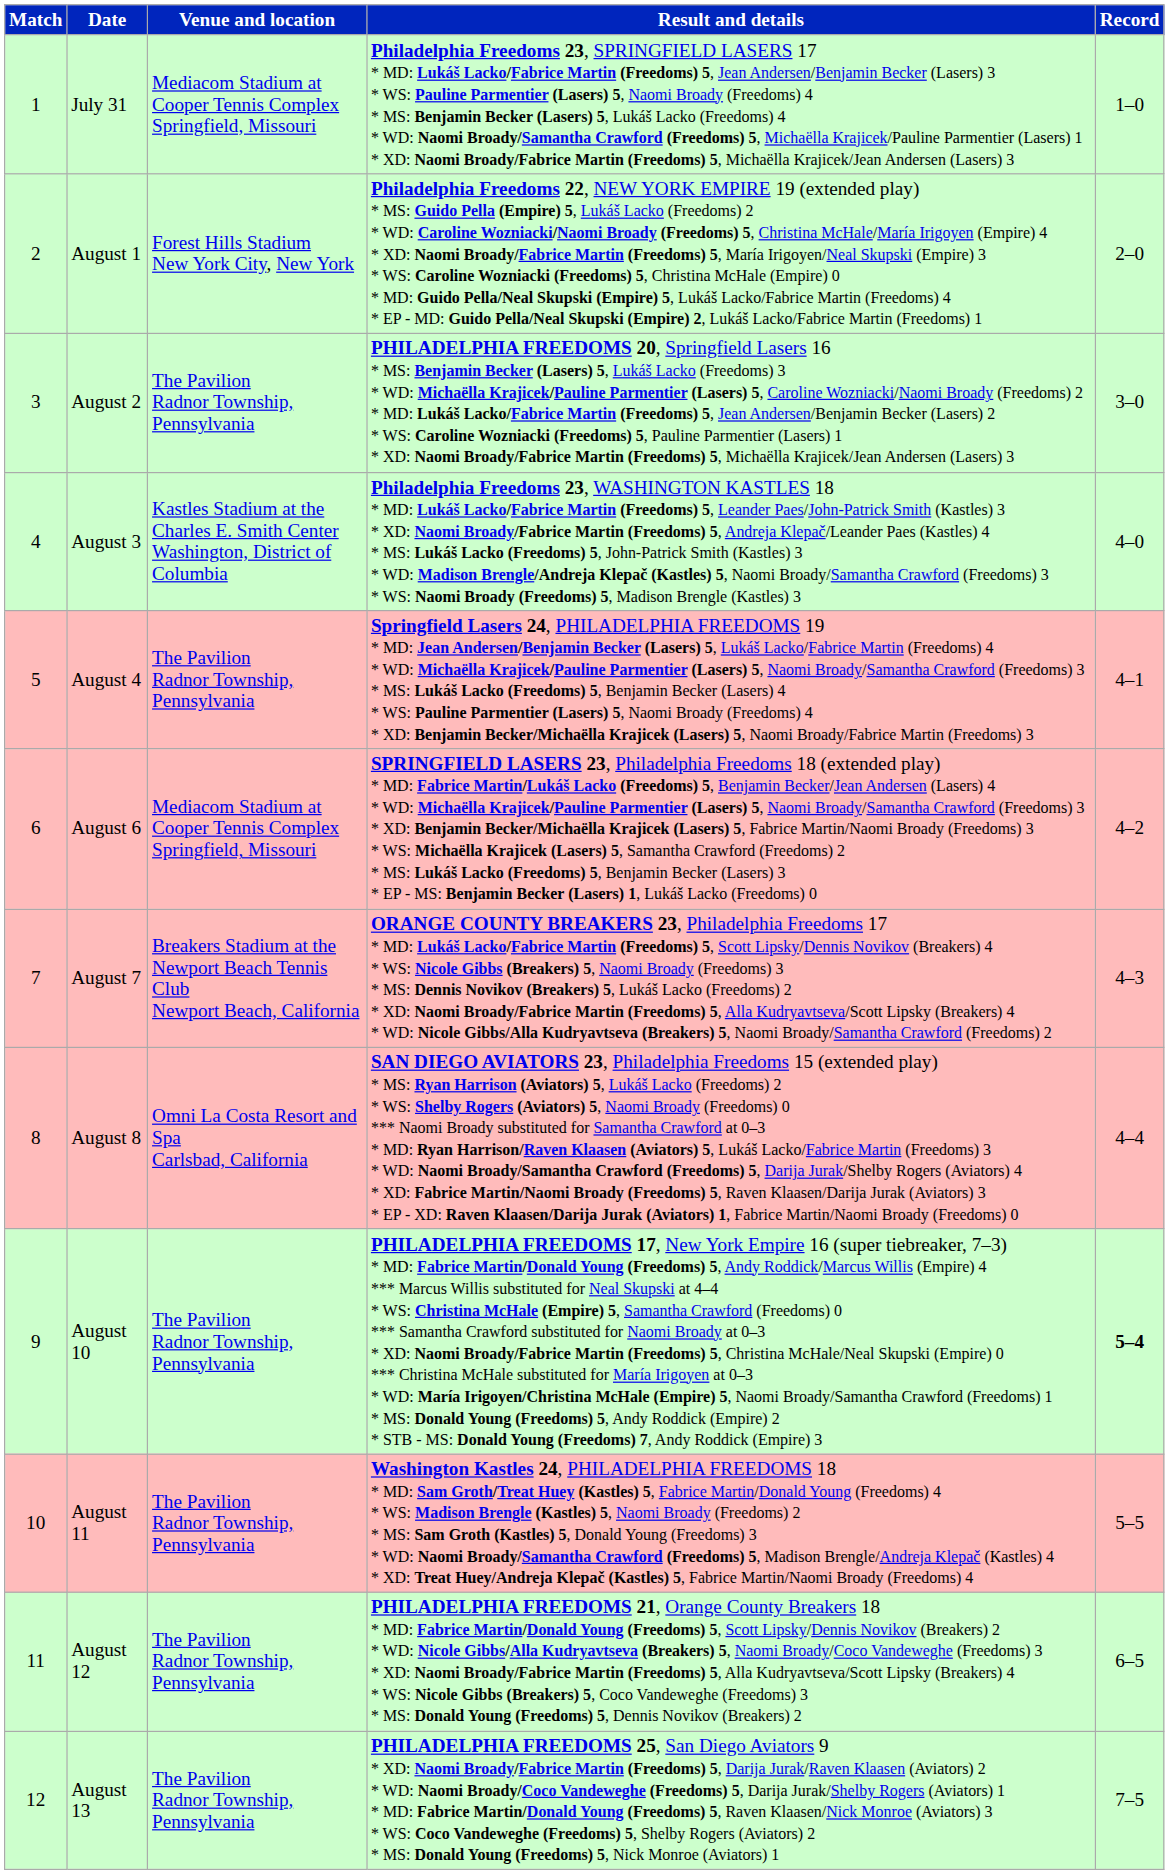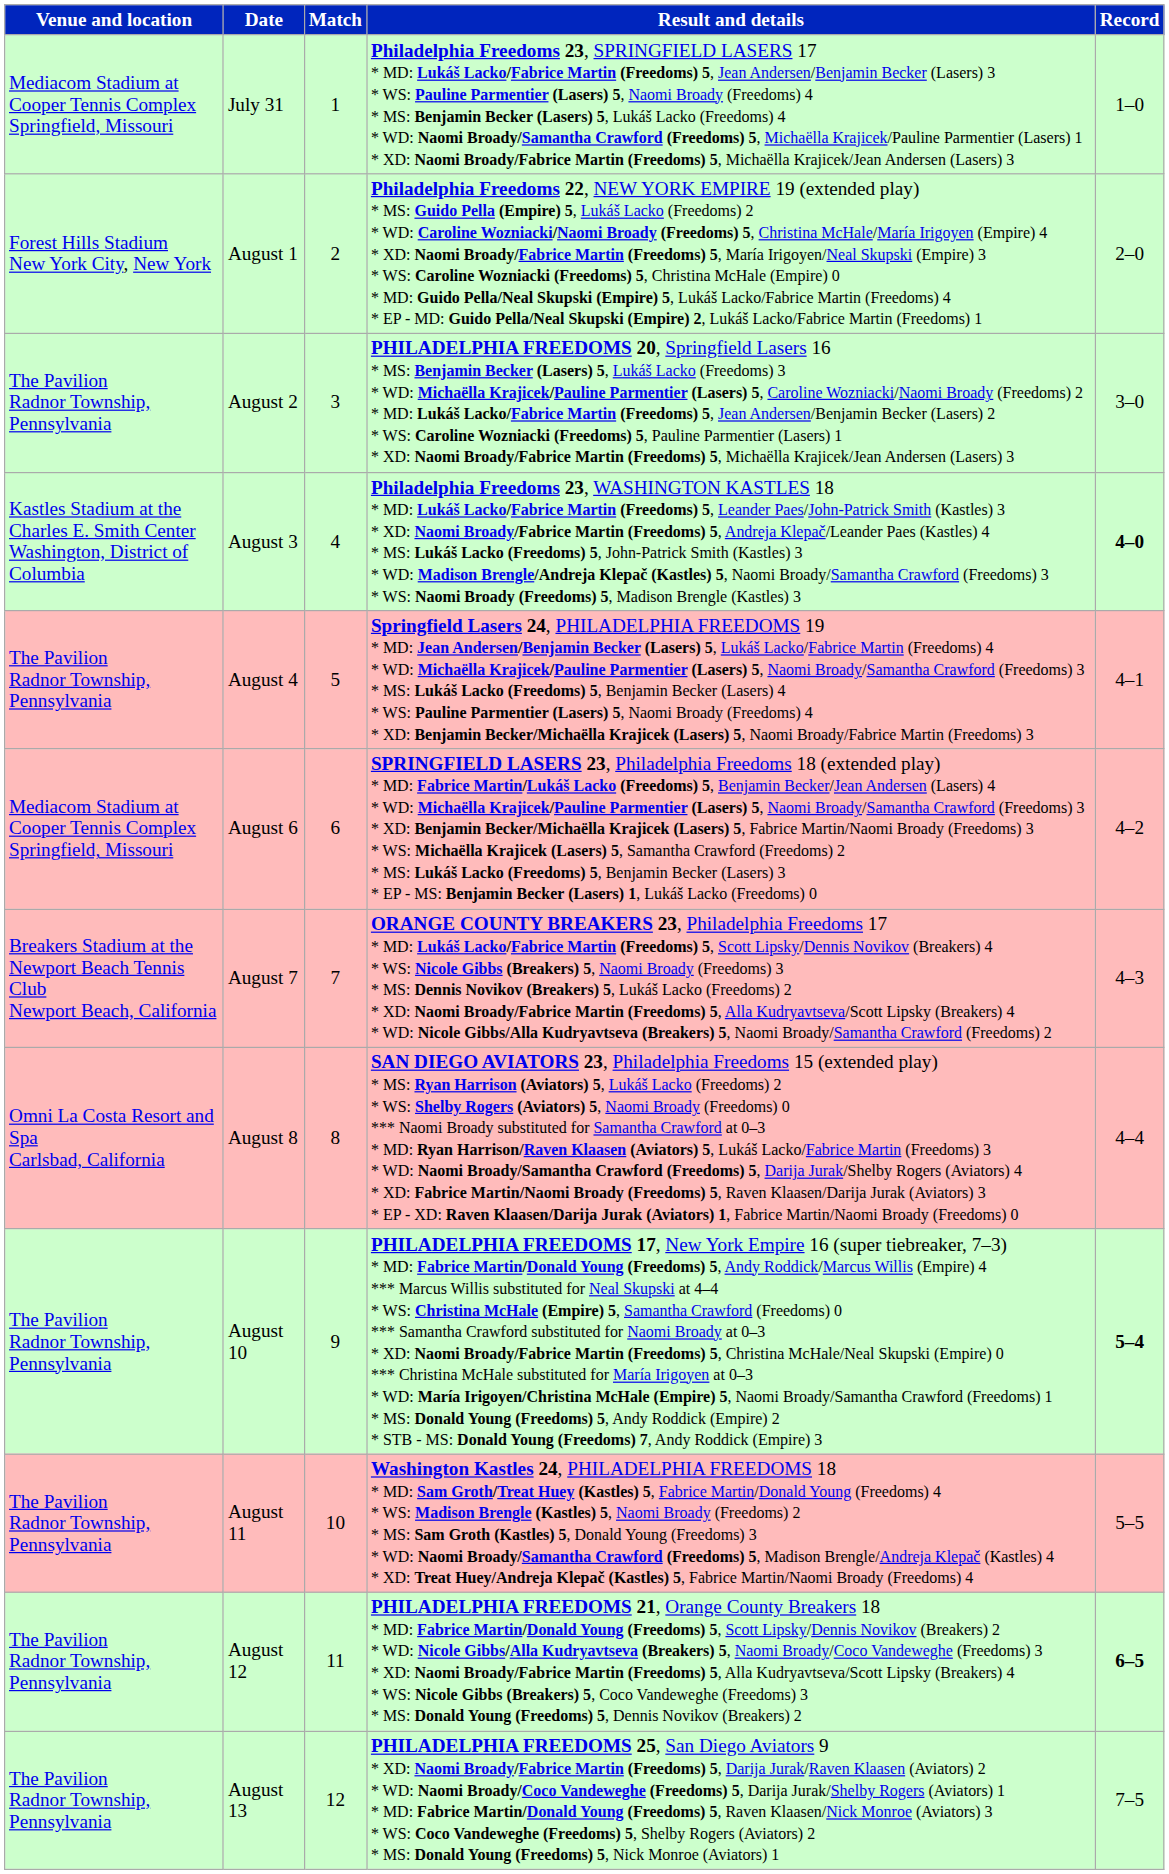columns swapped: (36, 19) <-> (257, 19)
(1130, 541) normal -> (1130, 541) bold
(1130, 1661) normal -> (1130, 1661) bold
